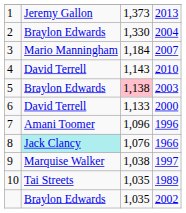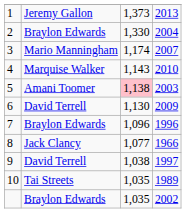(136, 50) 1,184 -> (136, 50) 1,174
(55, 69) David Terrell -> (64, 69) Marquise Walker
(65, 87) Braylon Edwards -> (59, 87) Amani Toomer
(136, 106) 1,133 -> (136, 106) 1,130
(167, 106) 2000 -> (167, 106) 2009
(59, 124) Amani Toomer -> (65, 124) Braylon Edwards
(52, 143) paleturquoise background -> (52, 143) no background
(136, 143) 1,076 -> (136, 143) 1,077
(64, 161) Marquise Walker -> (55, 161) David Terrell
